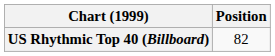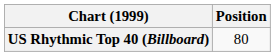(241, 39) 82 -> (241, 39) 80
